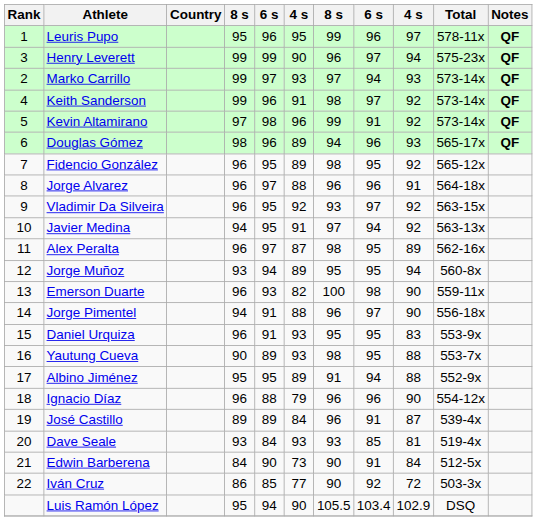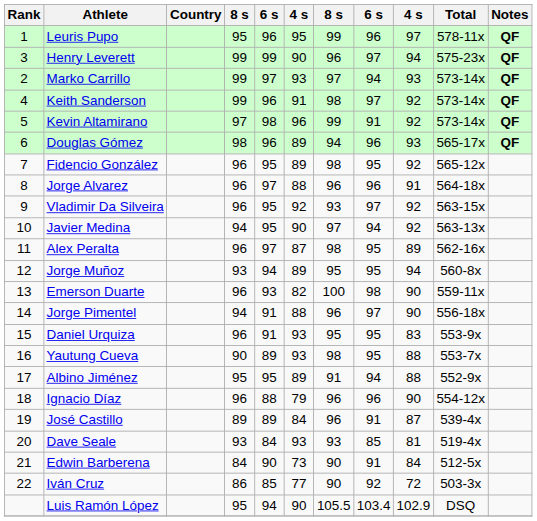(299, 228) 91 -> (299, 228) 90
